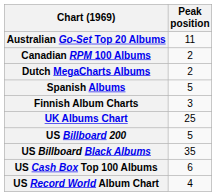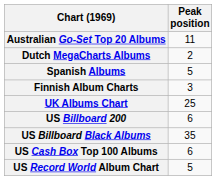- row: (86, 55)
(190, 135) 5 -> (190, 119) 6
(190, 183) 4 -> (190, 167) 5
